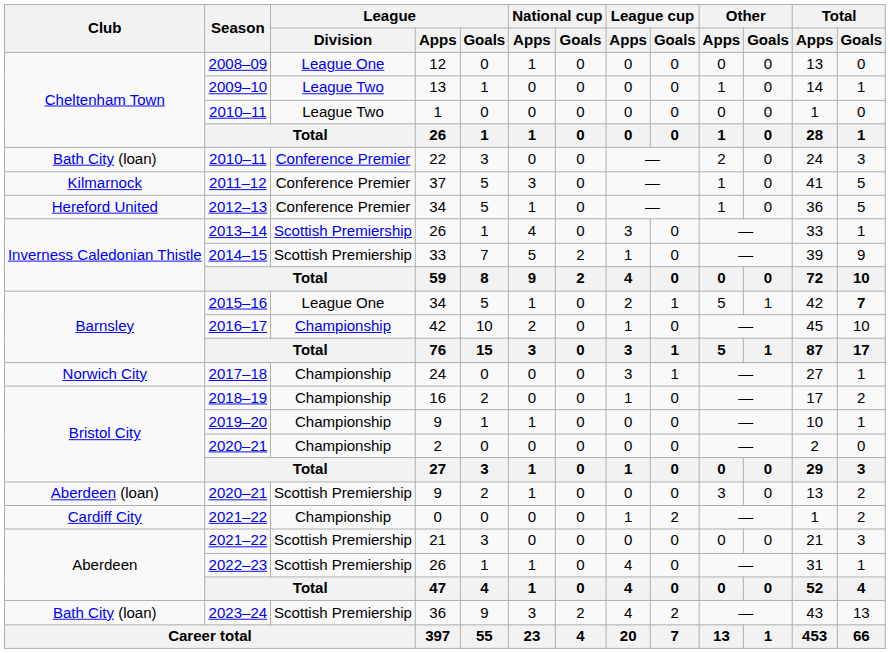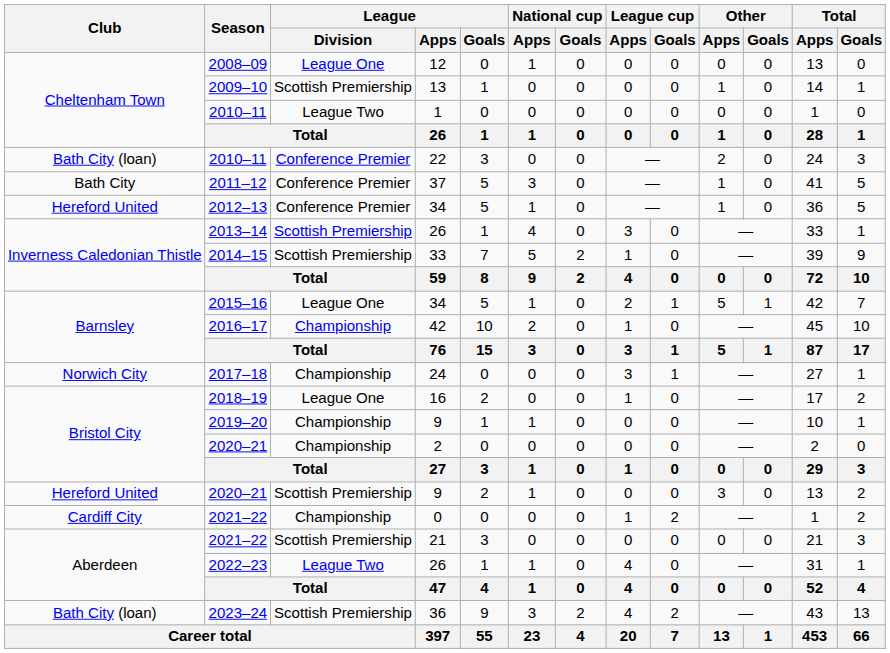(343, 87) League Two -> (343, 87) Scottish Premiership
(105, 183) Kilmarnock -> (105, 183) Bath City
(861, 302) bold -> (861, 302) normal
(343, 398) Championship -> (343, 398) League One
(105, 493) Aberdeen (loan) -> (105, 493) Hereford United
(343, 565) Scottish Premiership -> (343, 565) League Two
